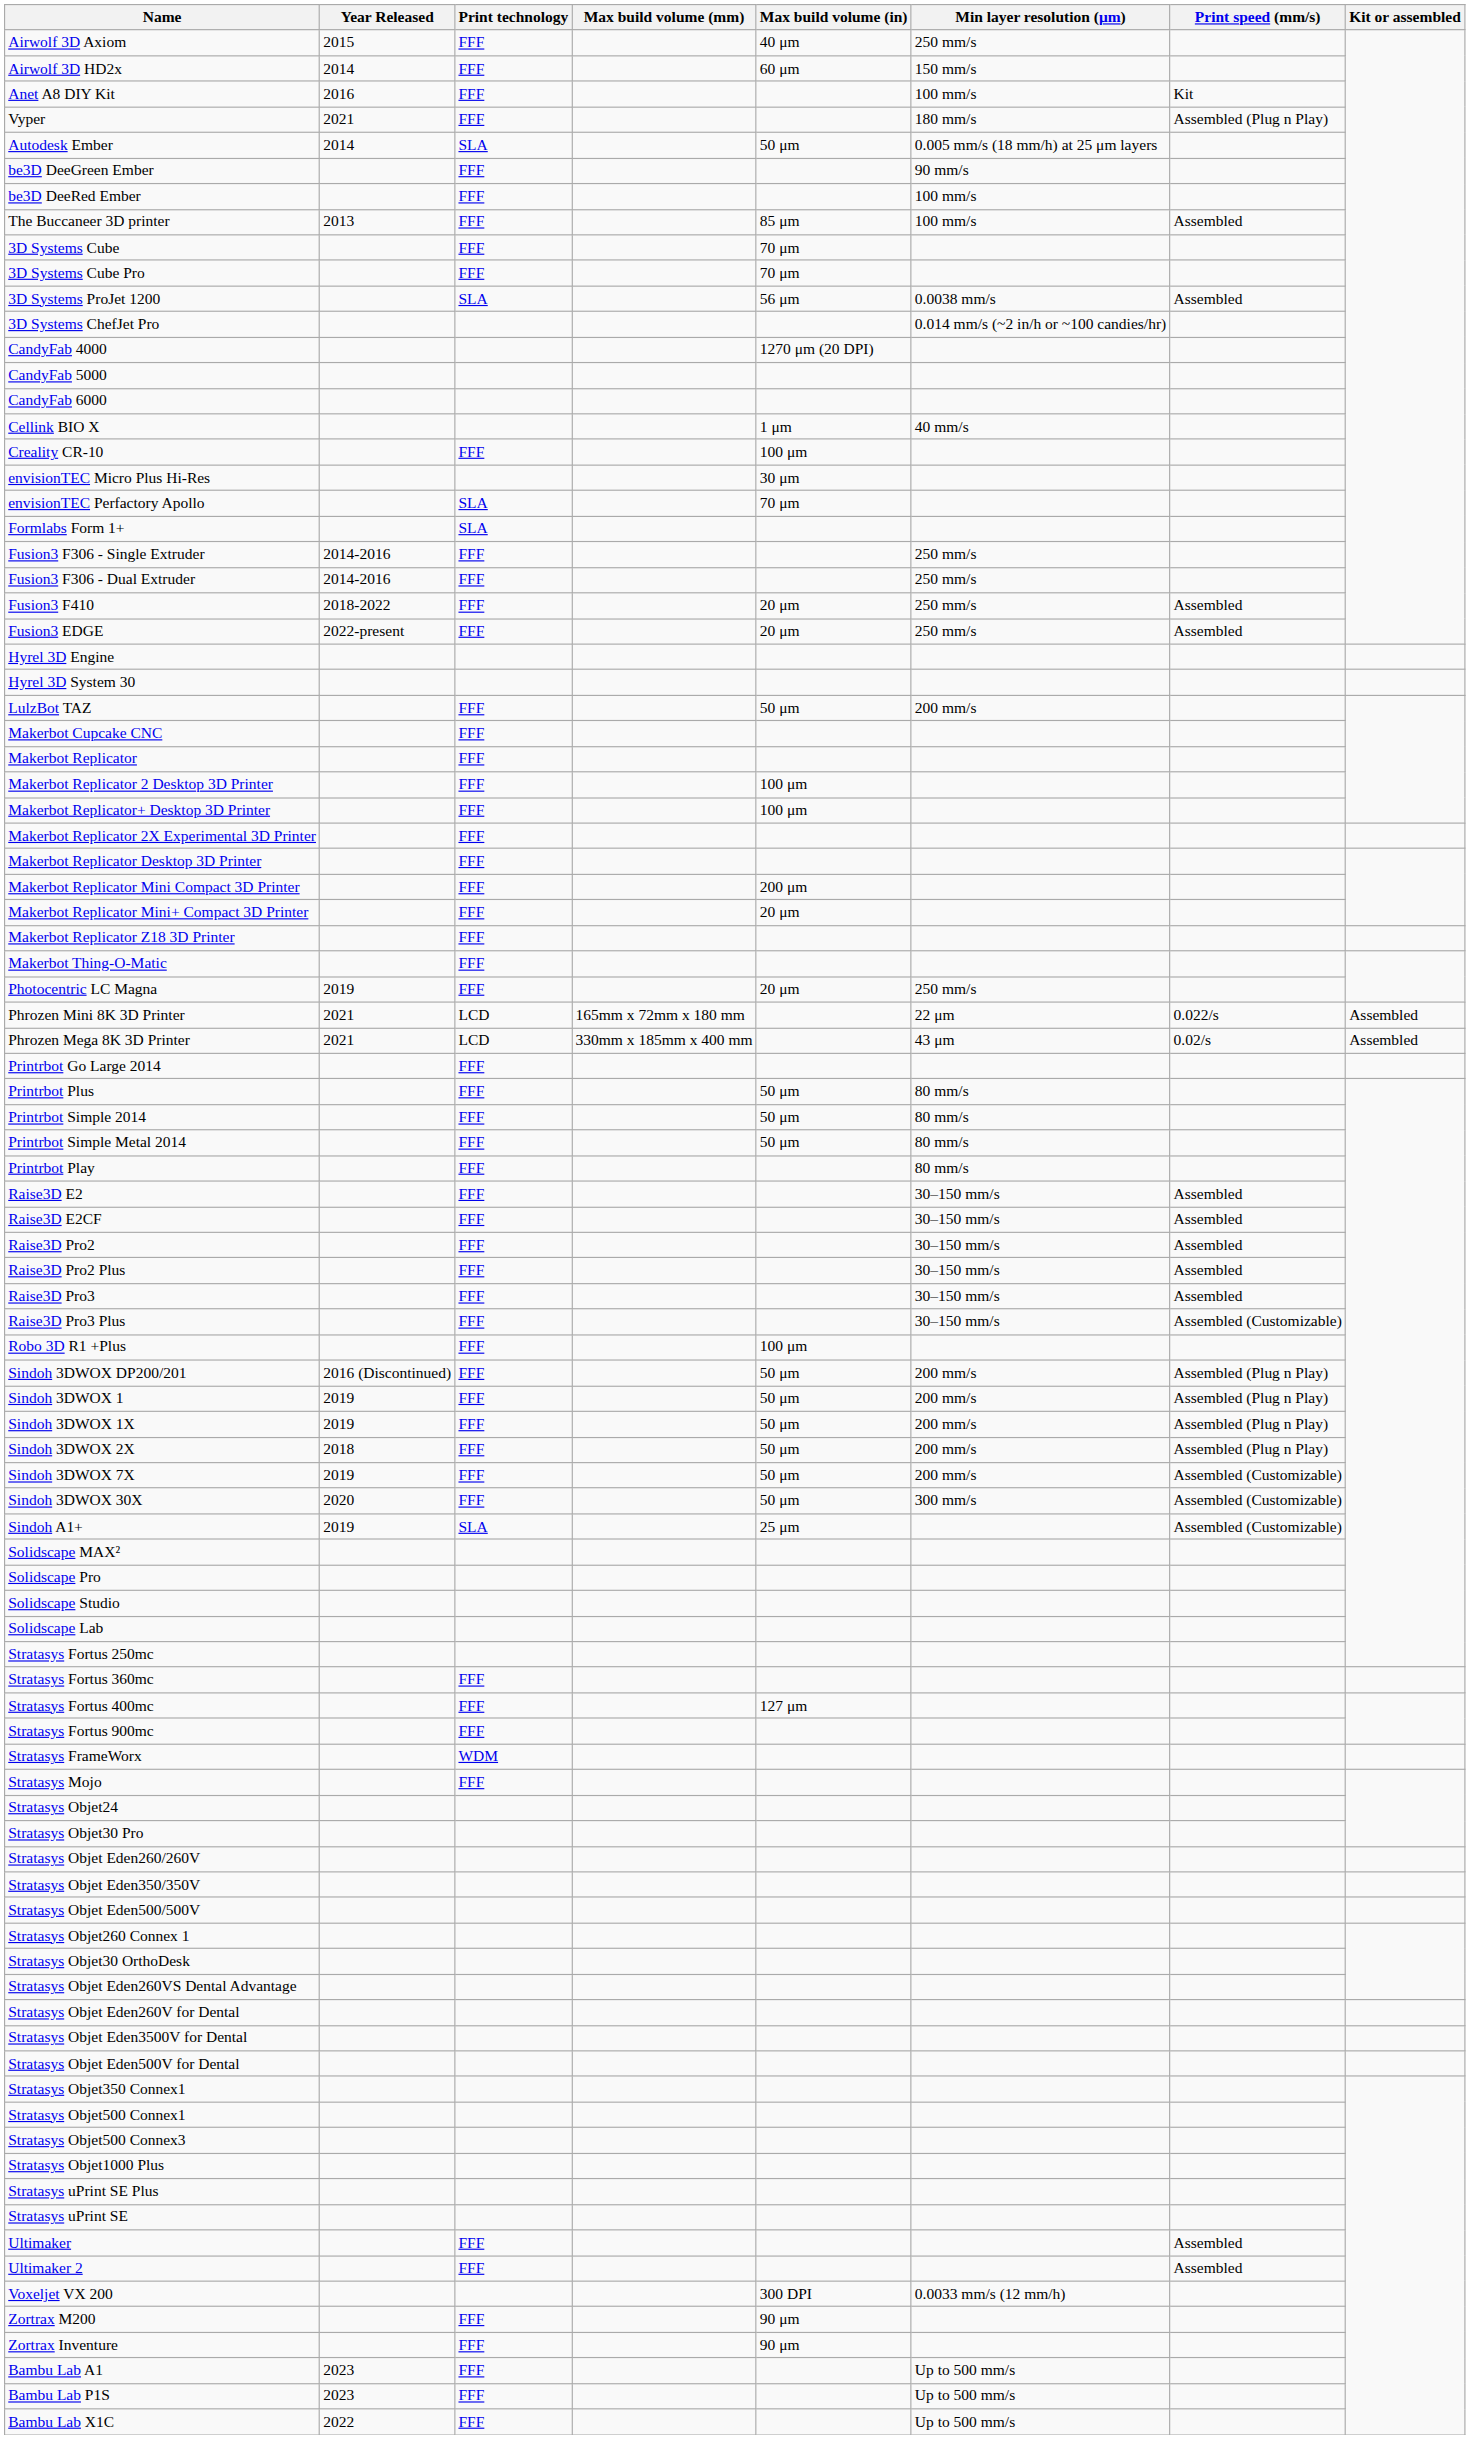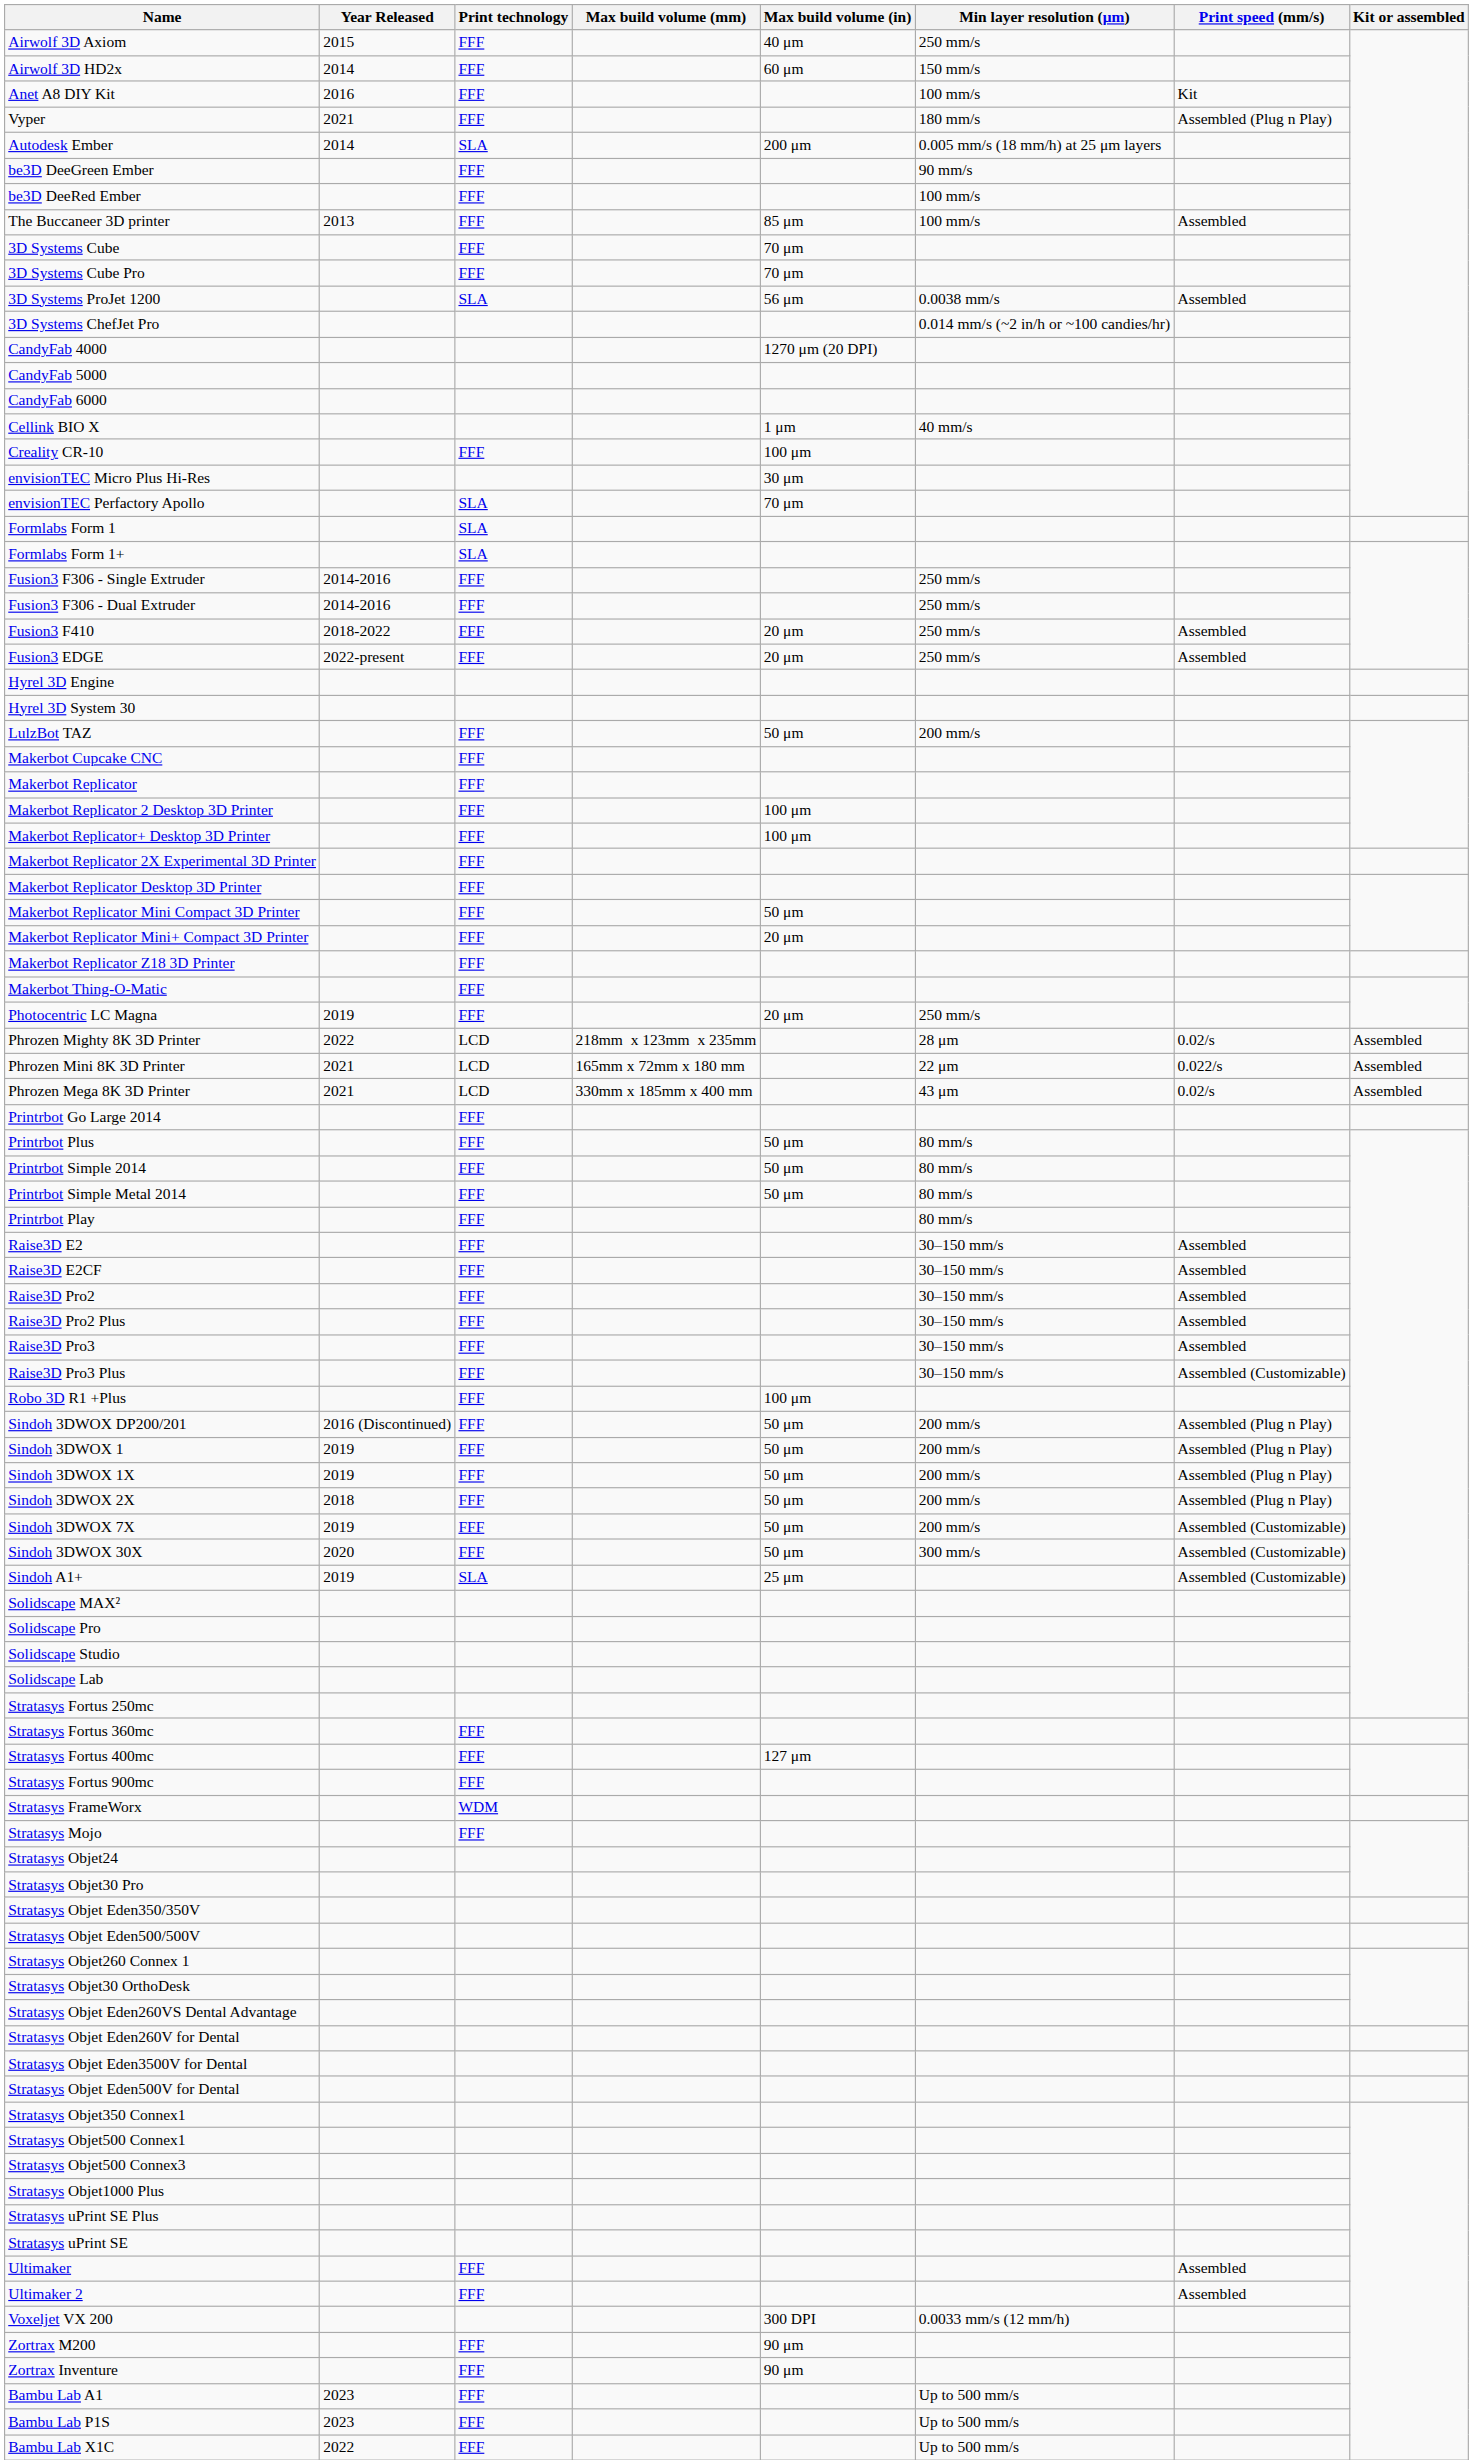(780, 144) 50 μm -> (787, 144) 200 μm
+ row: (62, 528)
(784, 886) 200 μm -> (784, 912) 50 μm
+ row: (104, 1040)
- row: (104, 1858)
